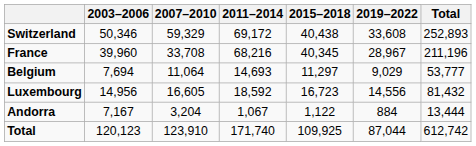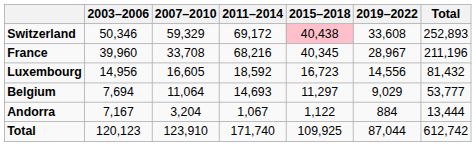(320, 33) no background -> (320, 33) pink background
rows swapped: (45, 92) <-> (32, 72)
